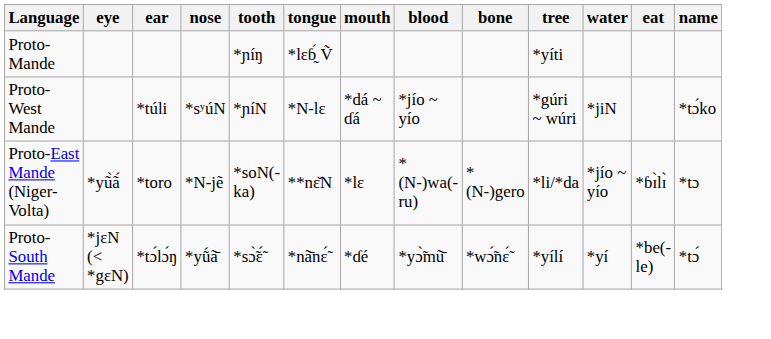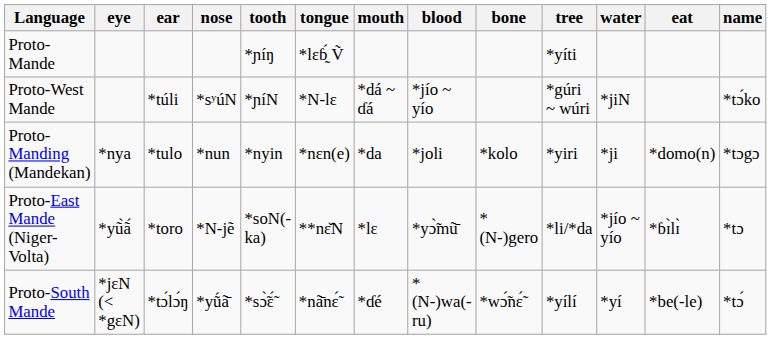+ row: (49, 154)
(428, 182) *(N-)wa(-ru) -> (435, 228) *yɔ̃̀mũ̄
(421, 256) *yɔ̃̀mũ̄ -> (442, 302) *(N-)wa(-ru)
